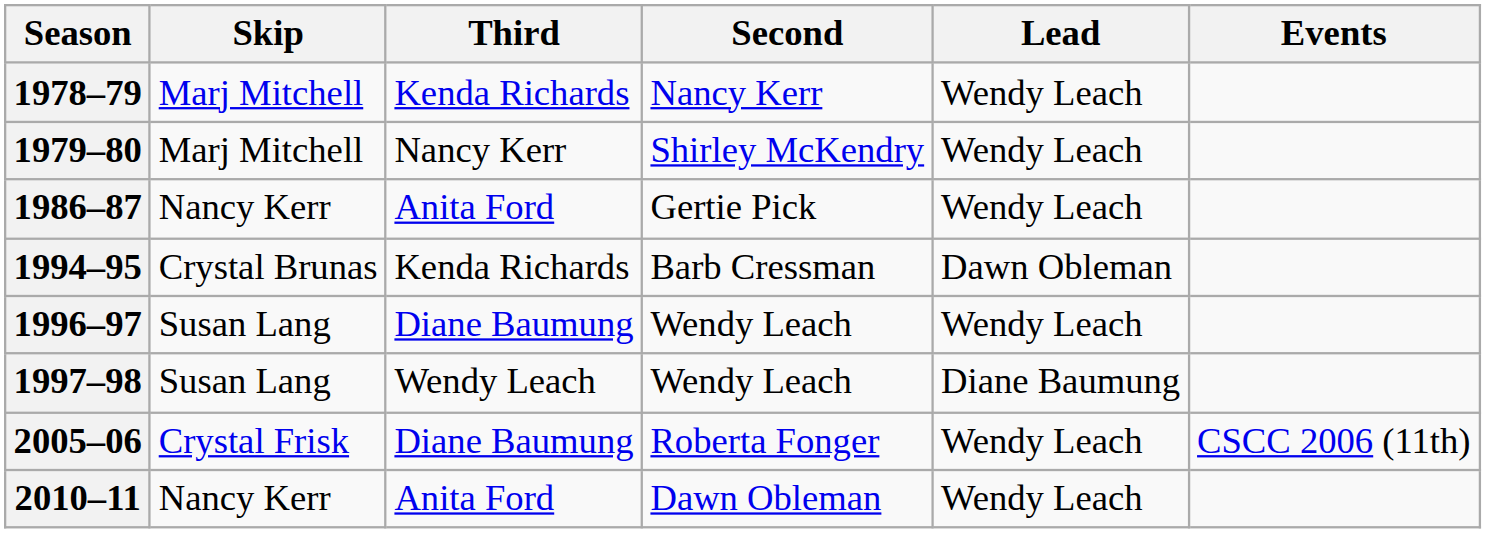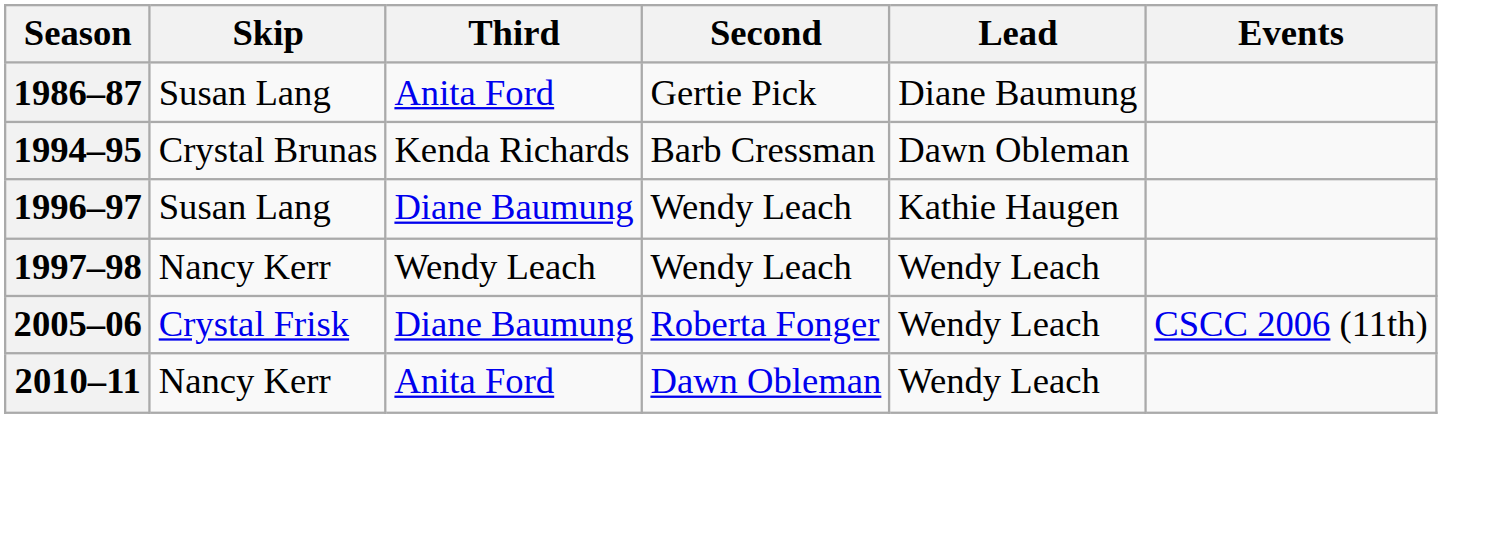- row: (78, 91)
- row: (78, 149)
(245, 207) Nancy Kerr -> (245, 91) Susan Lang
(1042, 207) Wendy Leach -> (1018, 91) Diane Baumung
(1042, 324) Wendy Leach -> (1009, 207) Kathie Haugen
(245, 382) Susan Lang -> (245, 265) Nancy Kerr
(1061, 382) Diane Baumung -> (999, 265) Wendy Leach
